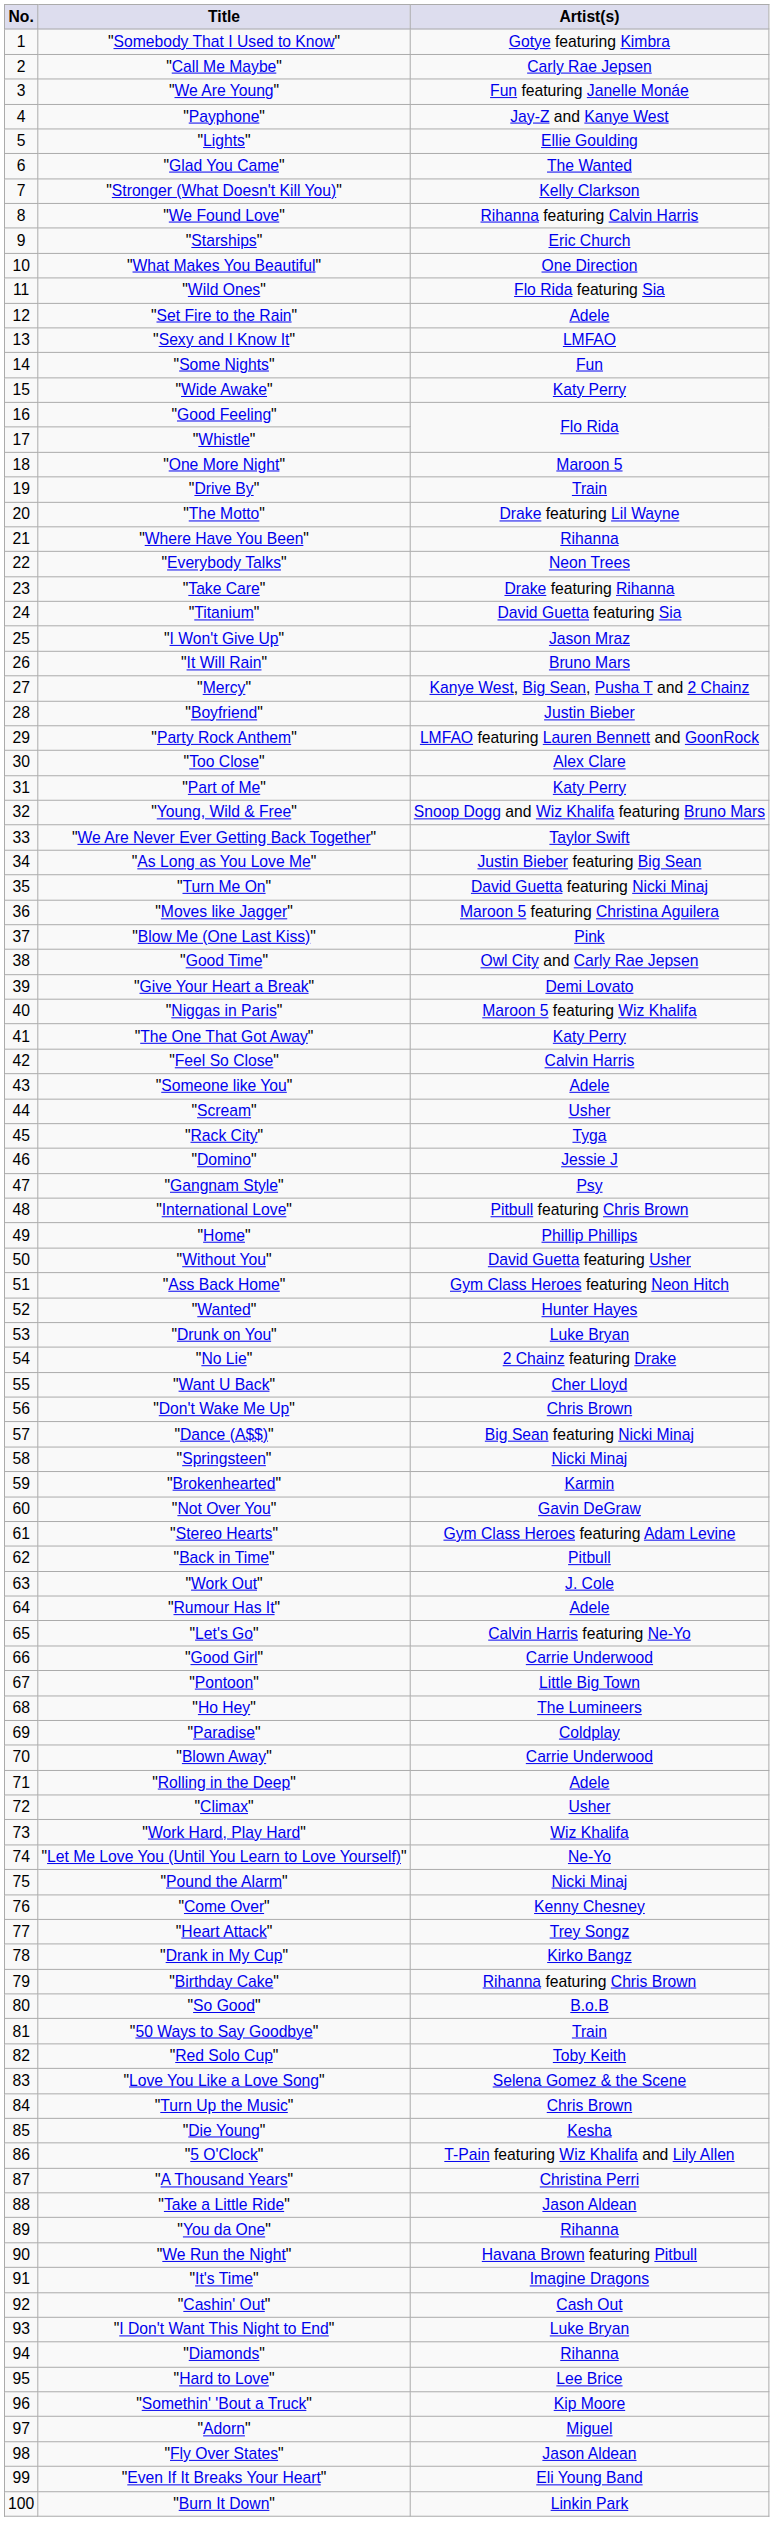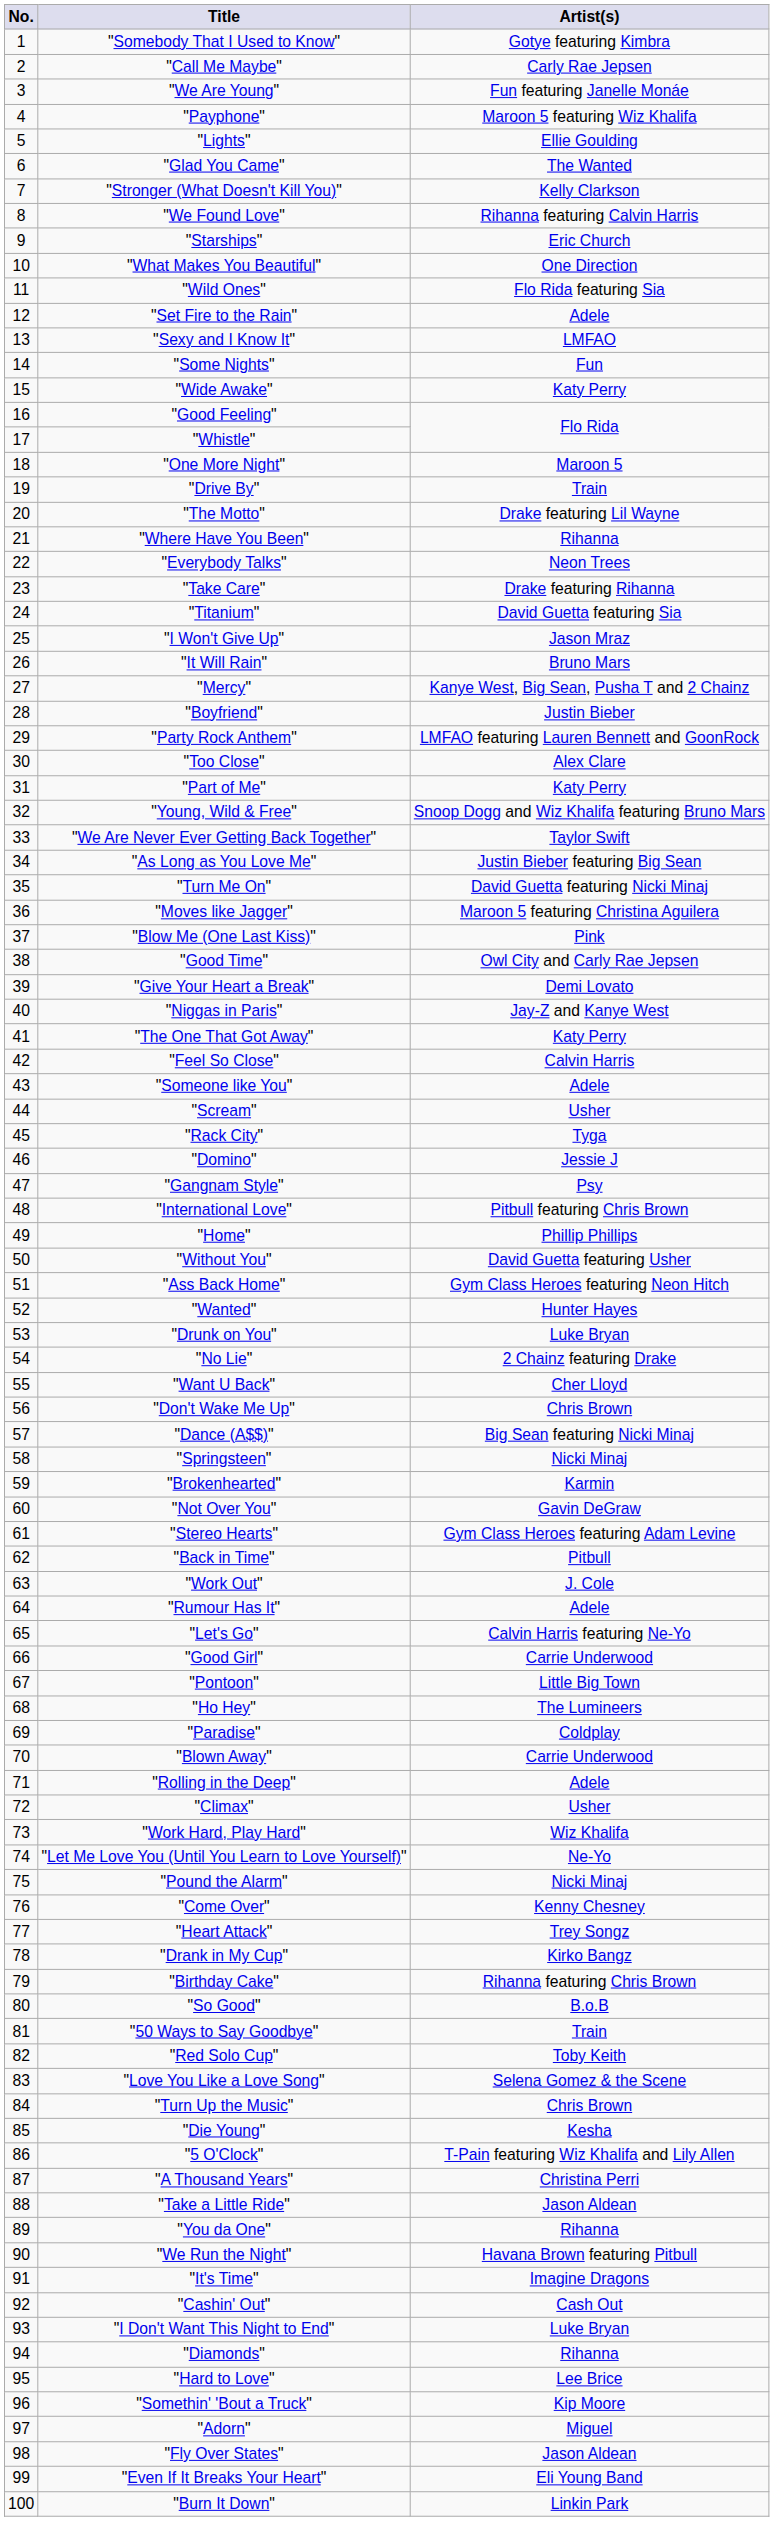(589, 116) Jay-Z and Kanye West -> (589, 116) Maroon 5 featuring Wiz Khalifa
(589, 1011) Maroon 5 featuring Wiz Khalifa -> (589, 1011) Jay-Z and Kanye West
